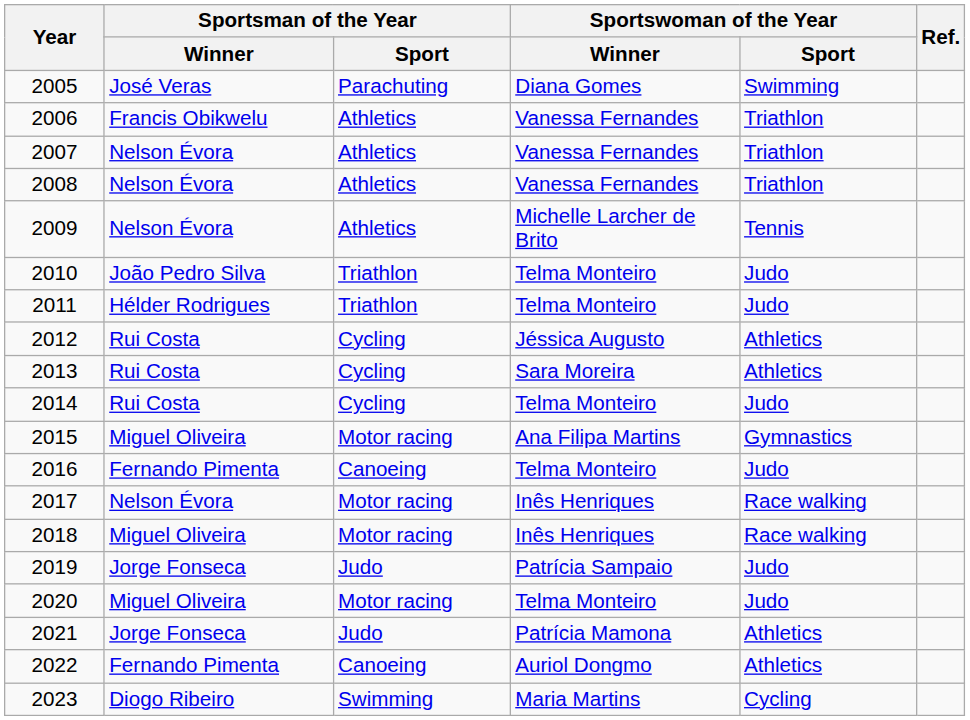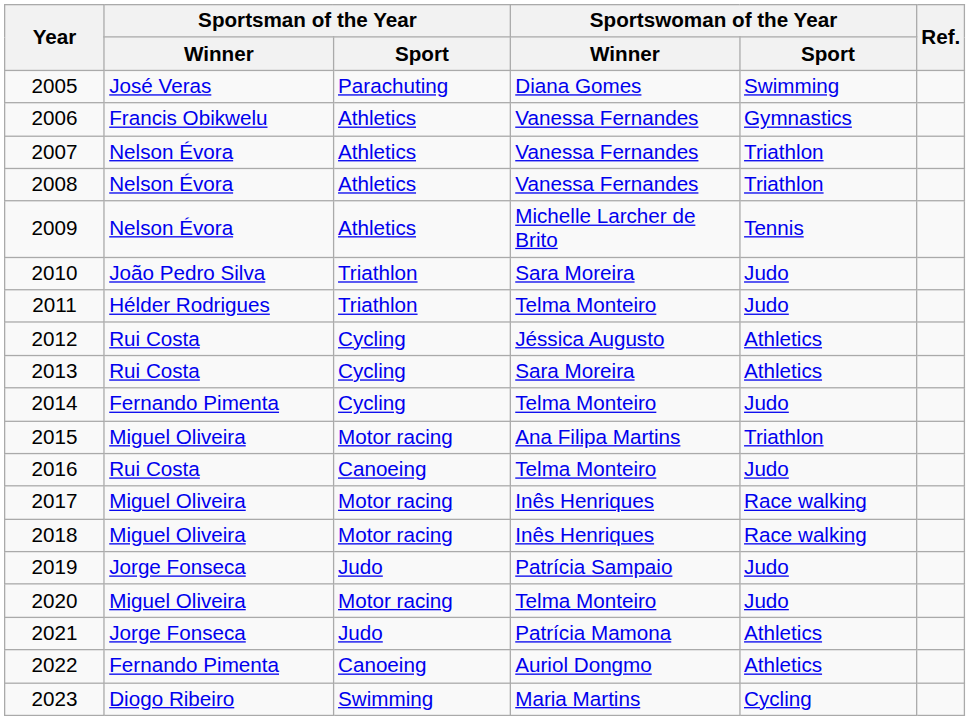(784, 119) Triathlon -> (798, 119) Gymnastics
(586, 273) Telma Monteiro -> (575, 273) Sara Moreira
(155, 404) Rui Costa -> (194, 404) Fernando Pimenta
(798, 436) Gymnastics -> (784, 436) Triathlon
(194, 469) Fernando Pimenta -> (155, 469) Rui Costa
(171, 502) Nelson Évora -> (177, 502) Miguel Oliveira
